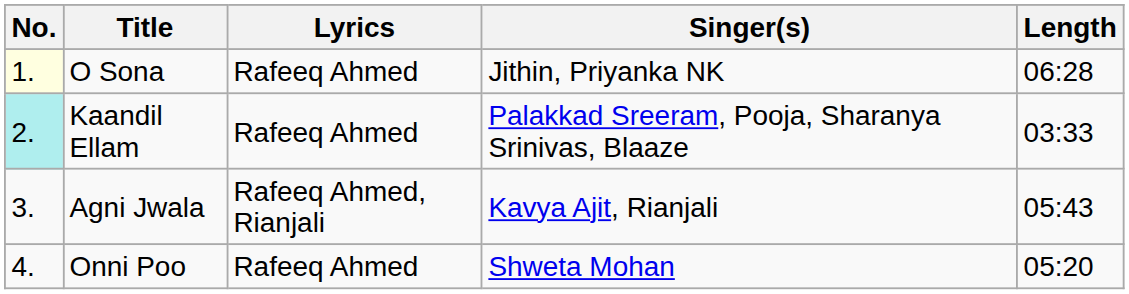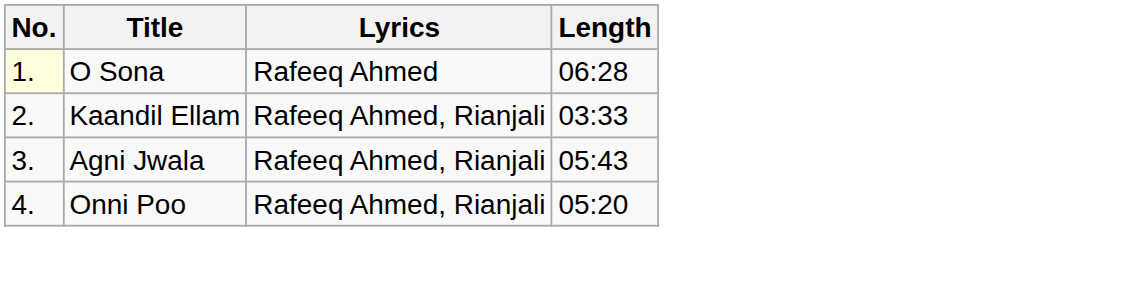- column: (749, 27)
(23, 131) paleturquoise background -> (23, 116) no background
(326, 131) Rafeeq Ahmed -> (399, 116) Rafeeq Ahmed, Rianjali
(326, 267) Rafeeq Ahmed -> (399, 204) Rafeeq Ahmed, Rianjali
